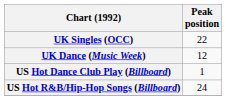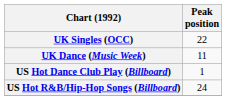(202, 55) 12 -> (202, 55) 11
